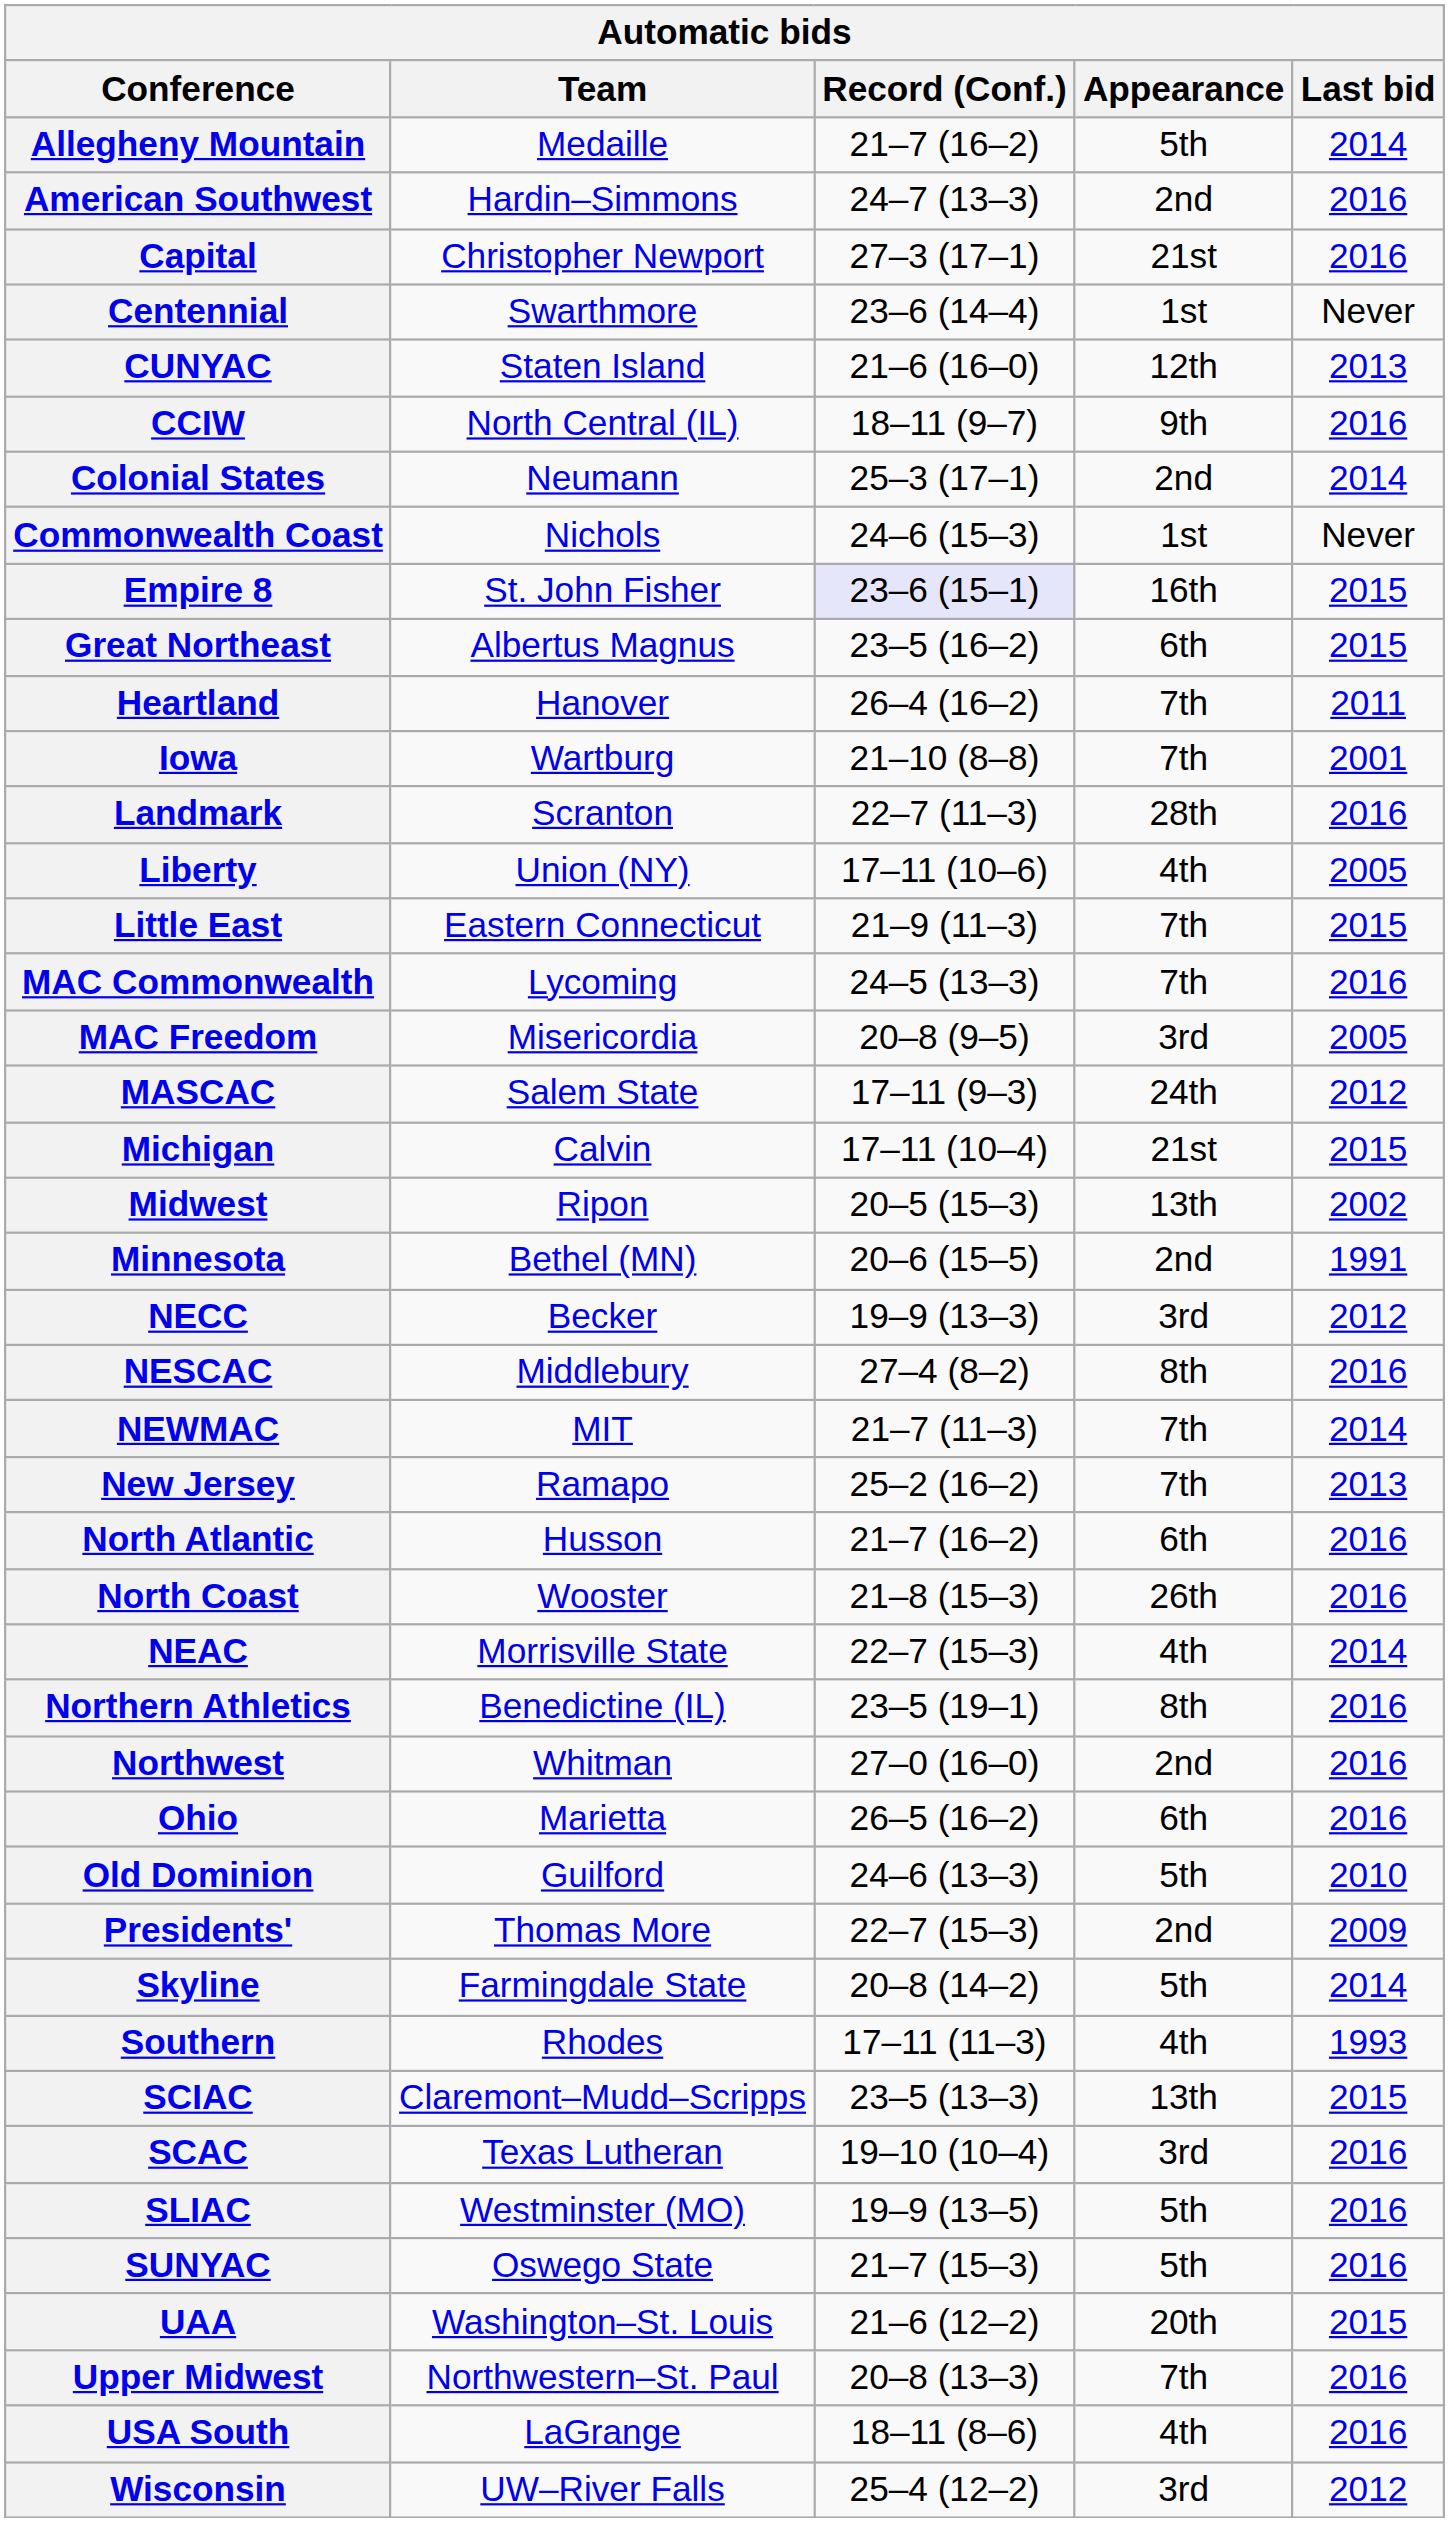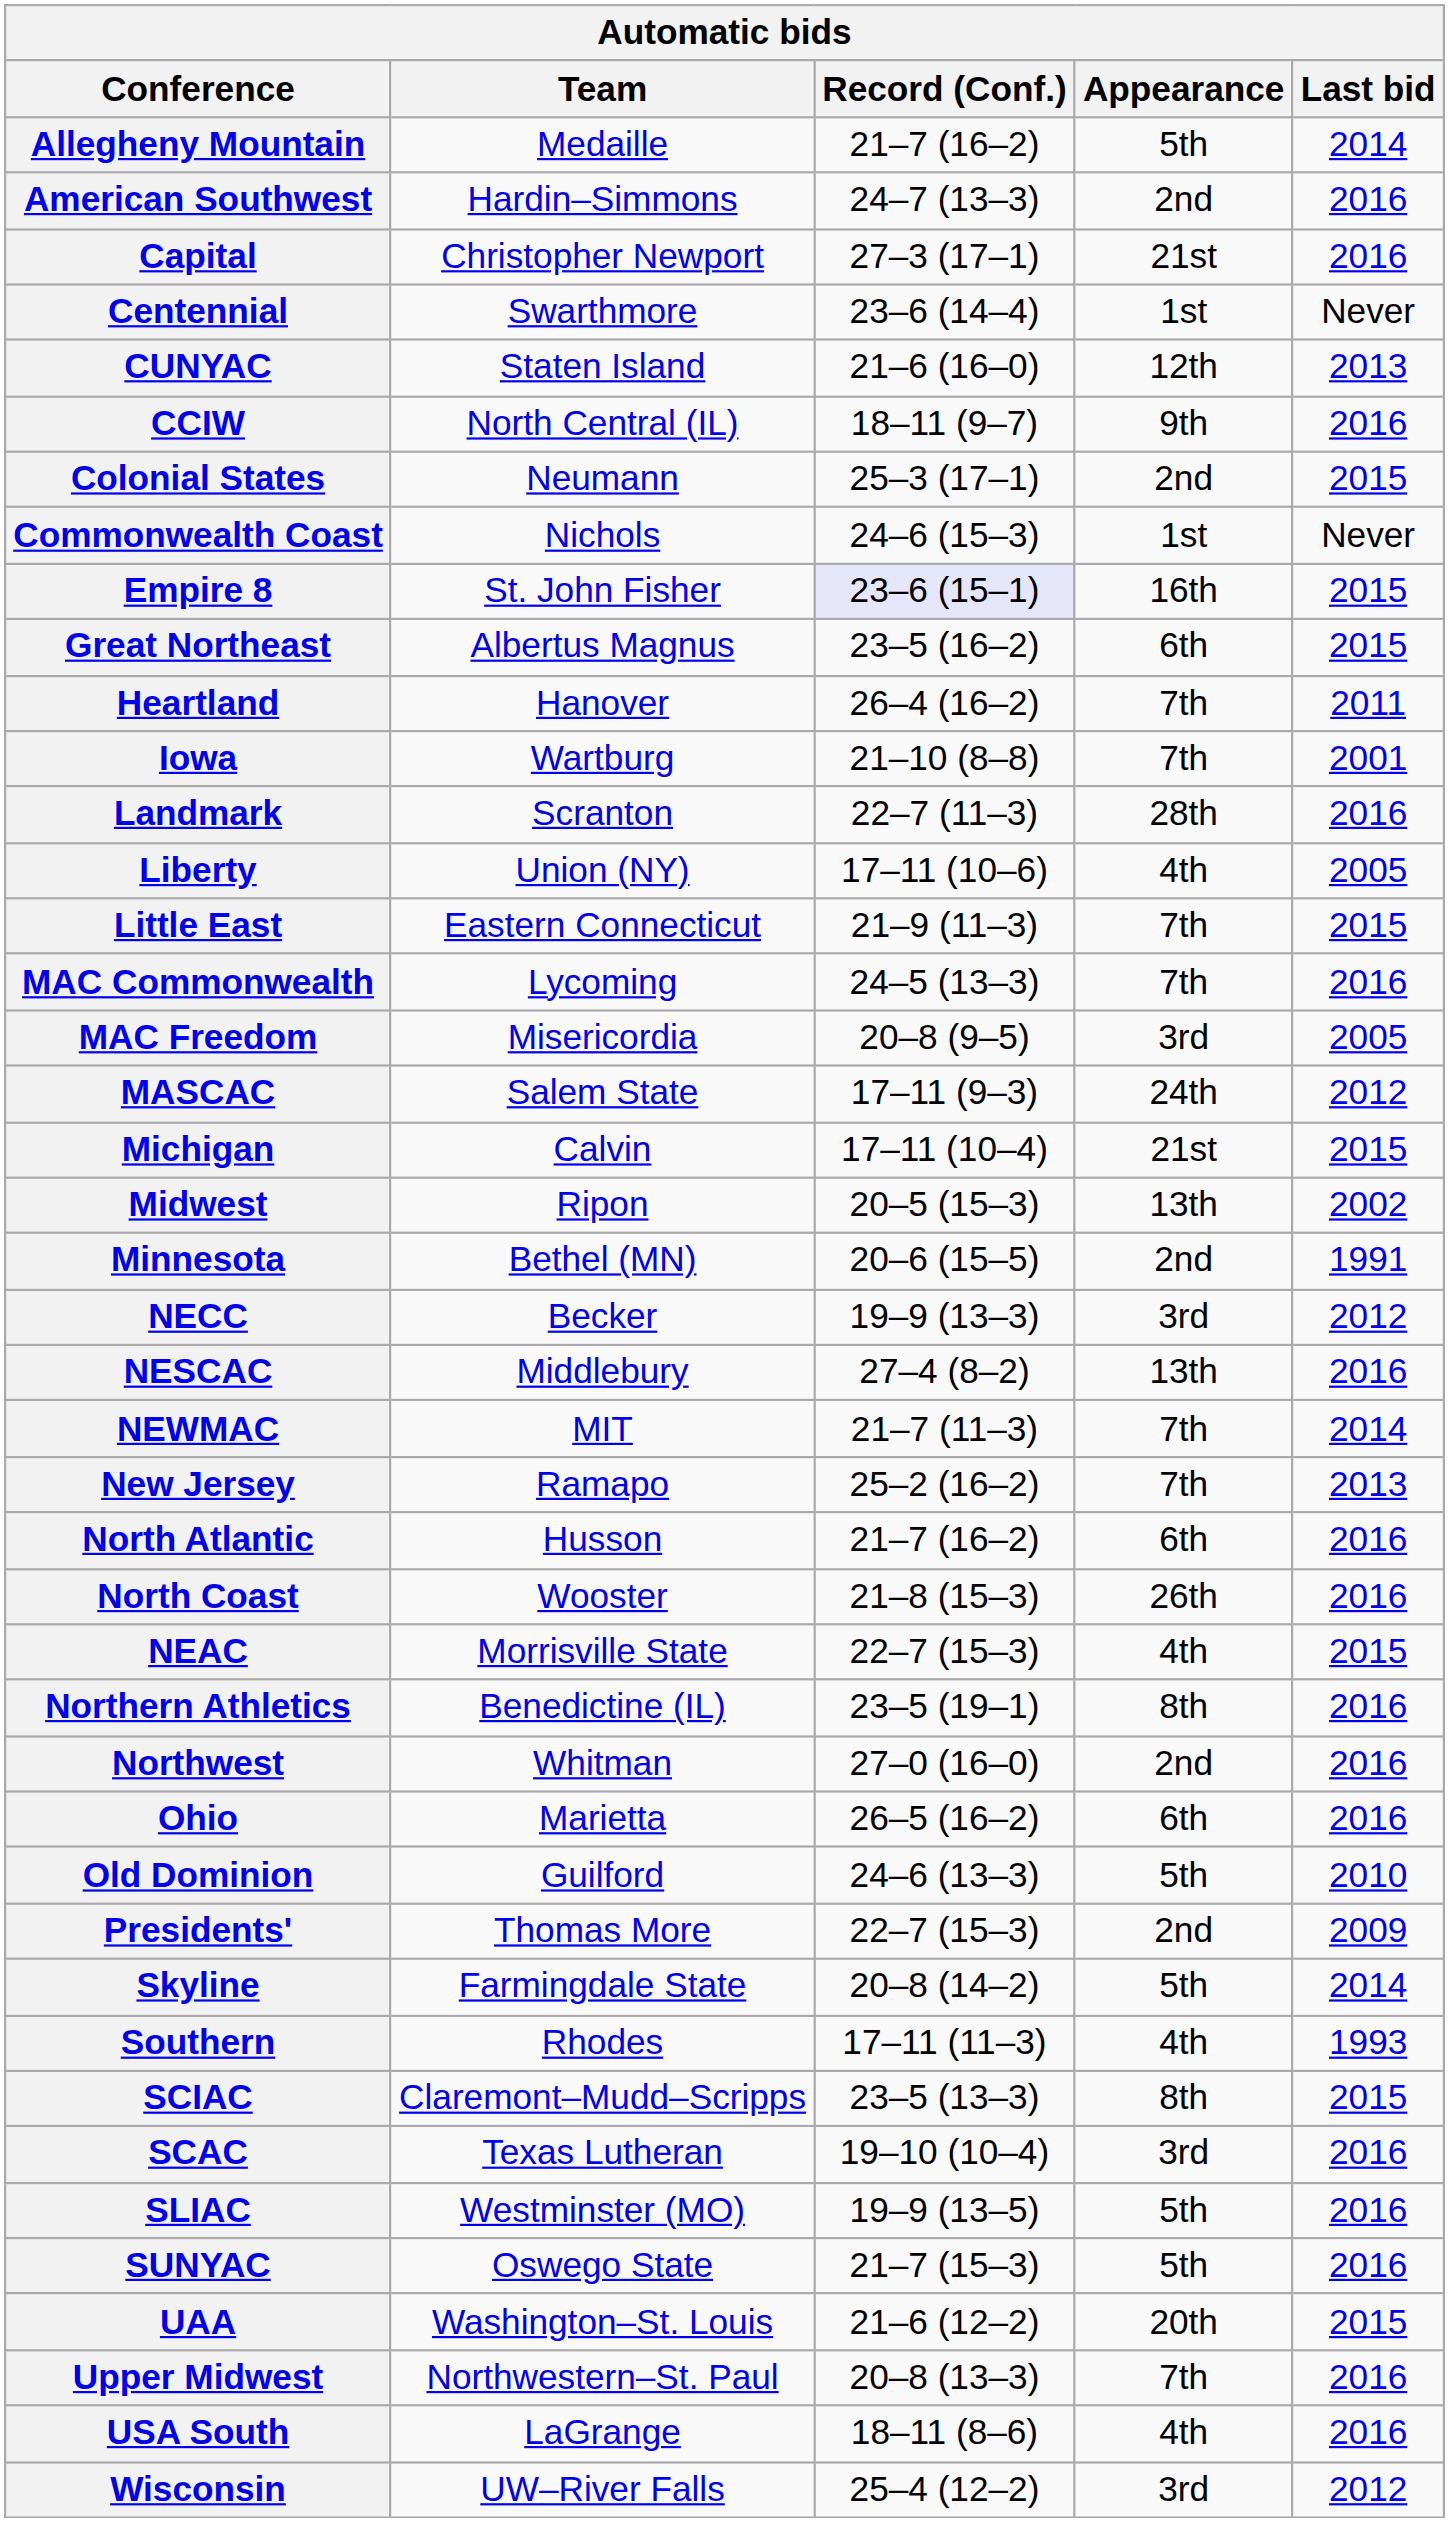(1368, 479) 2014 -> (1368, 479) 2015
(1184, 1372) 8th -> (1184, 1372) 13th
(1368, 1651) 2014 -> (1368, 1651) 2015
(1184, 2097) 13th -> (1184, 2097) 8th
